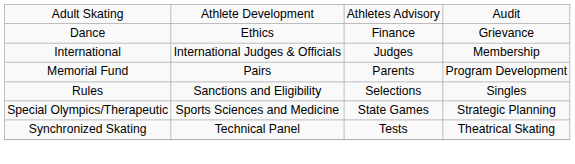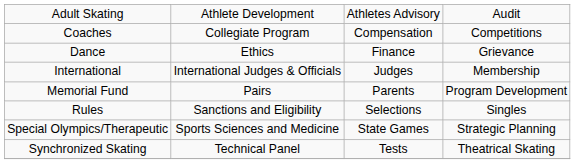+ row: (88, 33)
